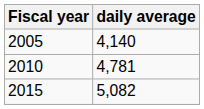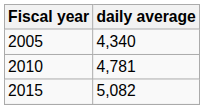(116, 41) 4,140 -> (116, 41) 4,340
